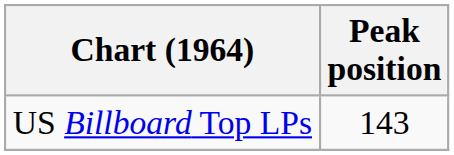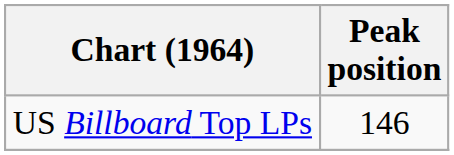(384, 122) 143 -> (384, 122) 146
